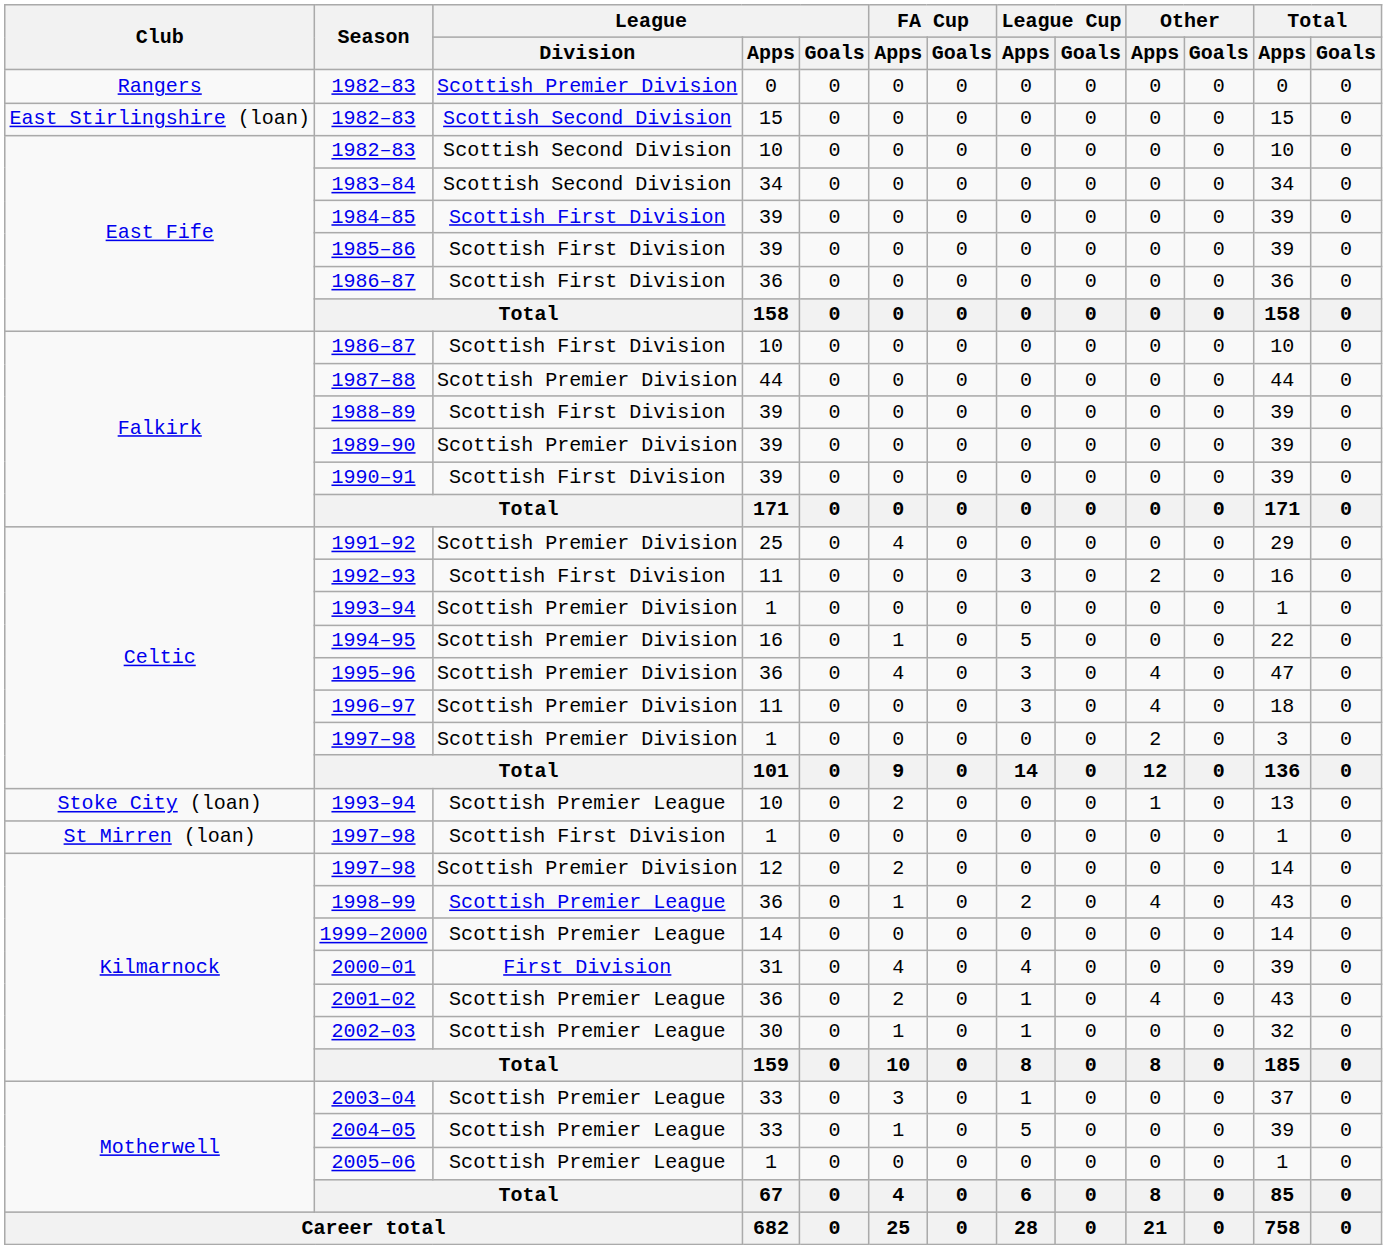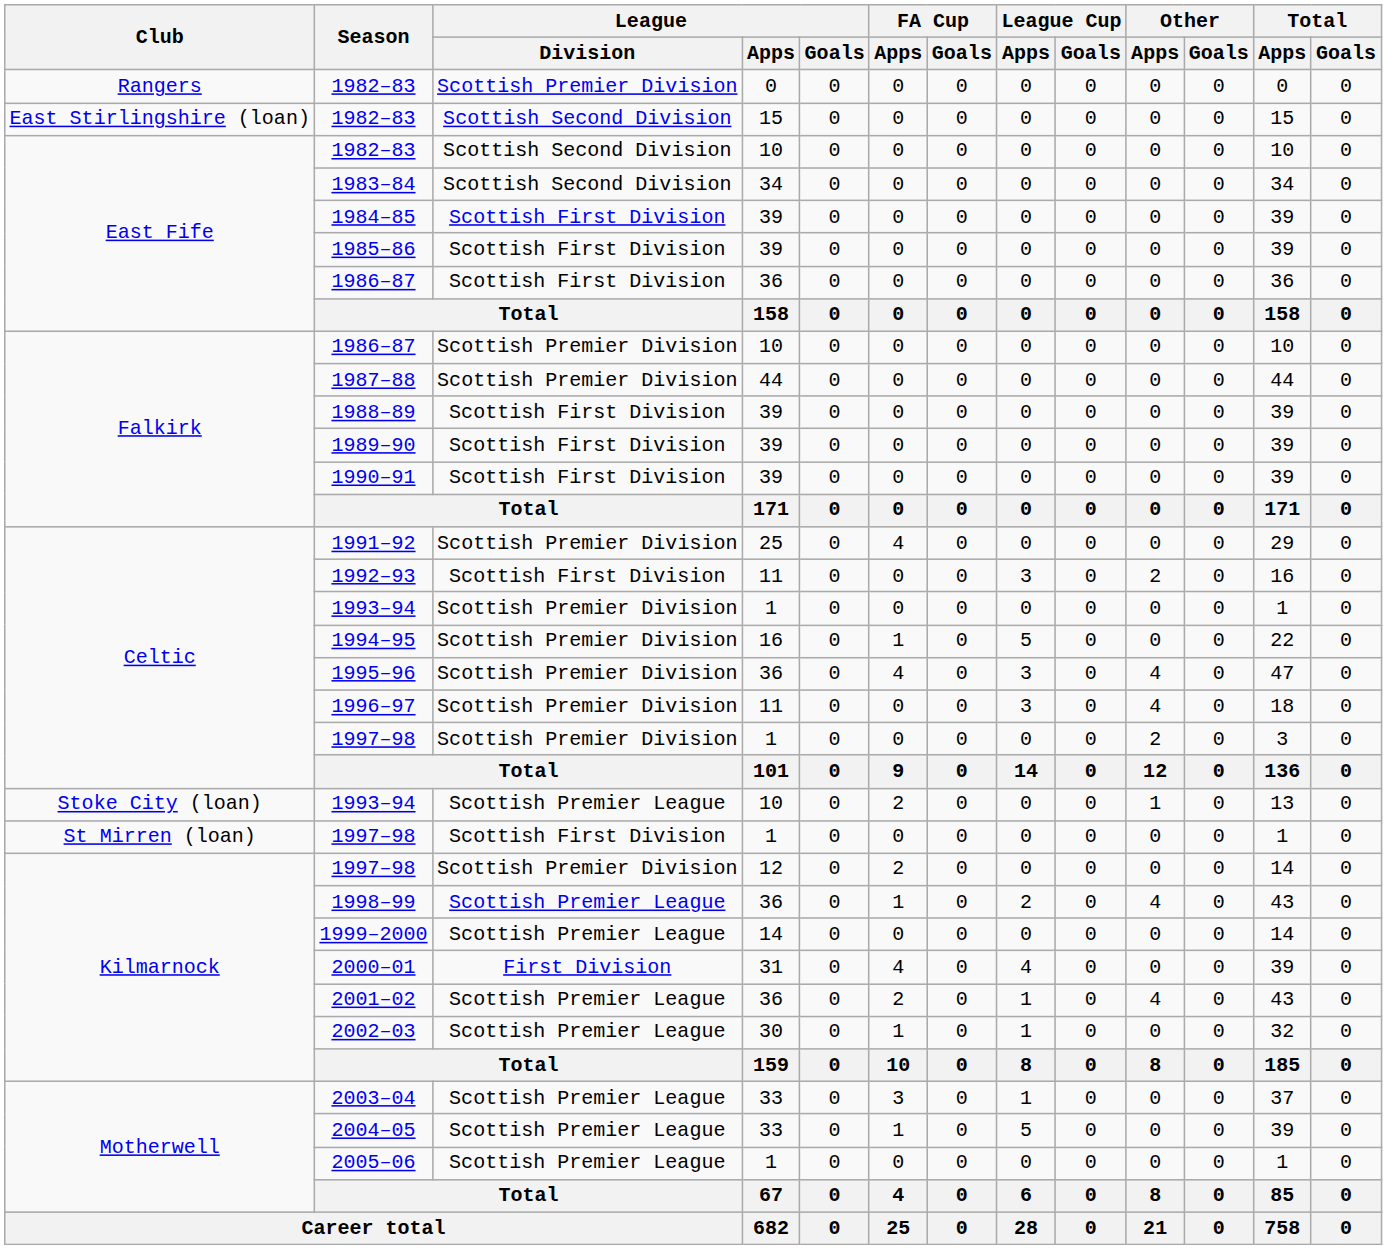(587, 347) Scottish First Division -> (587, 347) Scottish Premier Division
(587, 445) Scottish Premier Division -> (587, 445) Scottish First Division
